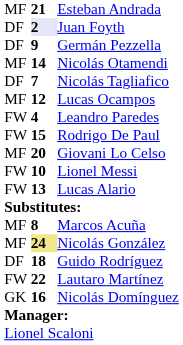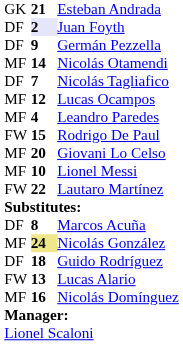(15, 8) MF -> (15, 8) GK
(16, 117) FW -> (15, 117) MF
(16, 171) FW -> (15, 171) MF
rows swapped: (110, 279) <-> (96, 189)
(15, 225) MF -> (14, 225) DF
(15, 297) GK -> (15, 297) MF
